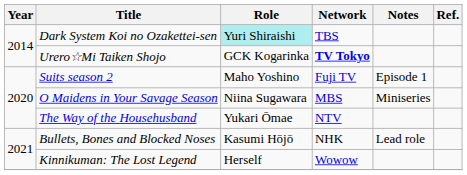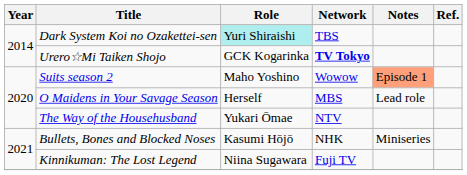(336, 77) Fuji TV -> (336, 77) Wowow
(402, 77) no background -> (402, 77) lightsalmon background
(265, 97) Niina Sugawara -> (243, 97) Herself
(403, 97) Miniseries -> (400, 97) Lead role
(400, 138) Lead role -> (403, 138) Miniseries
(243, 159) Herself -> (265, 159) Niina Sugawara
(336, 159) Wowow -> (336, 159) Fuji TV
